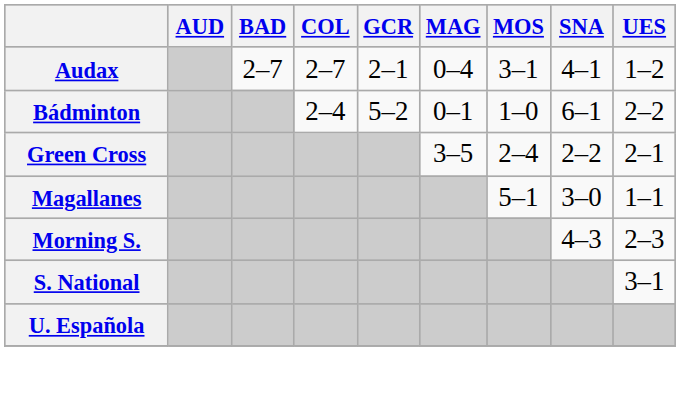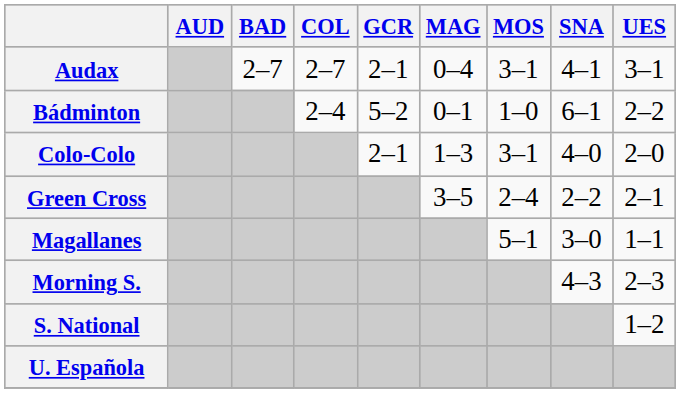(644, 68) 1–2 -> (644, 68) 3–1
+ row: (87, 155)
(644, 281) 3–1 -> (644, 324) 1–2
